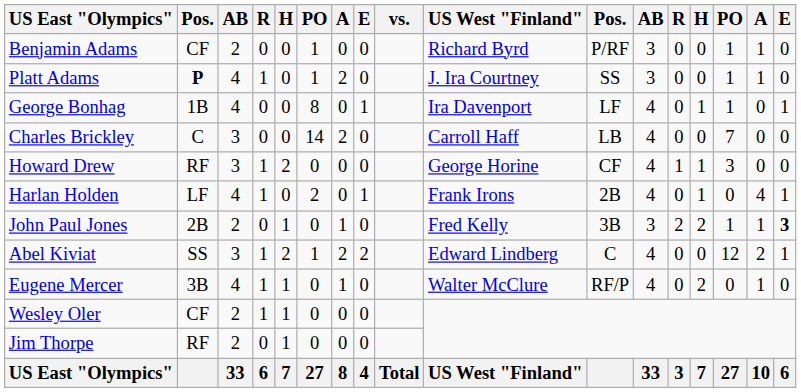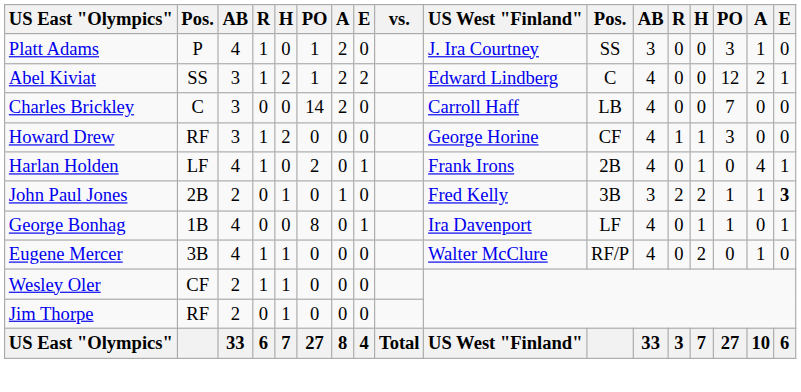- row: (73, 48)
(198, 78) bold -> (198, 48) normal
(730, 78) 1 -> (730, 48) 3
rows swapped: (67, 107) <-> (52, 254)
(343, 284) 1 -> (343, 254) 0
